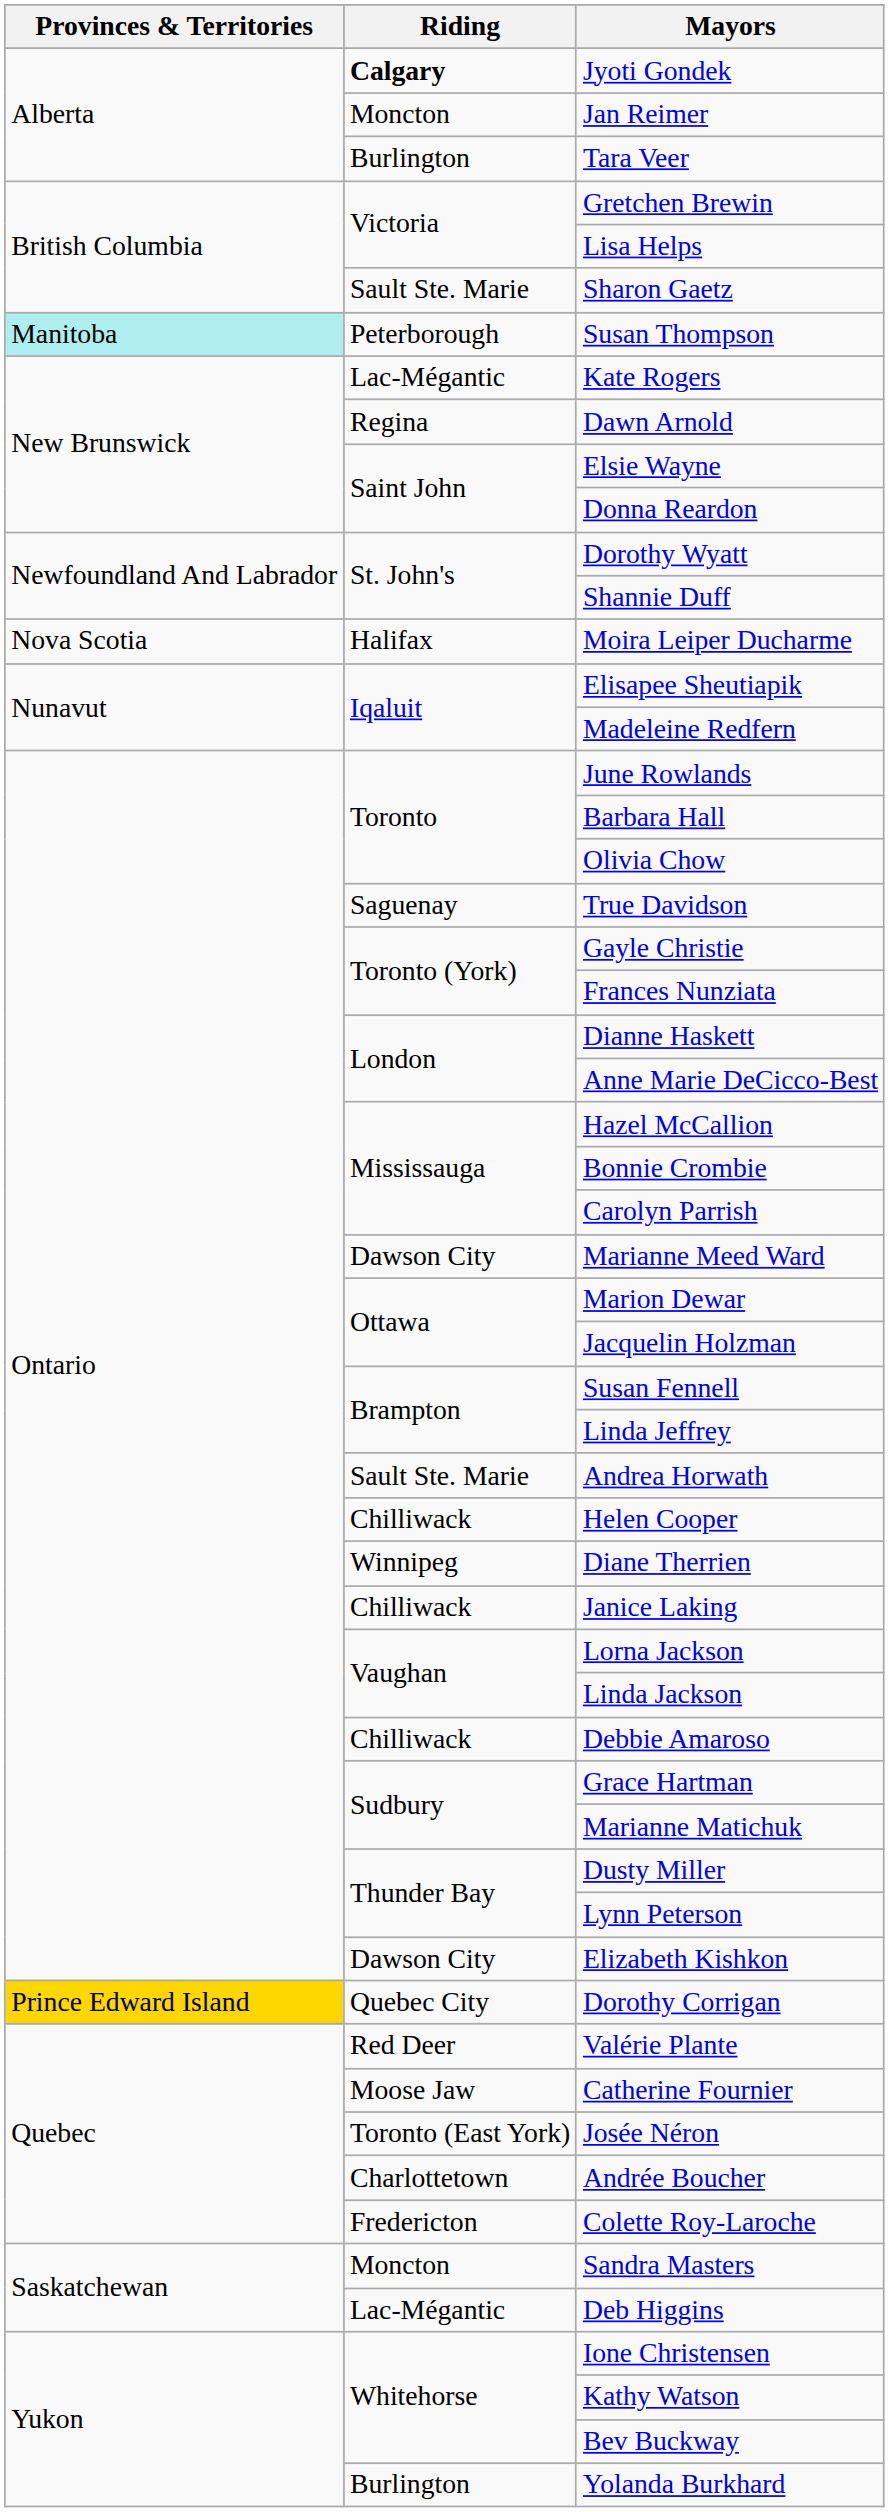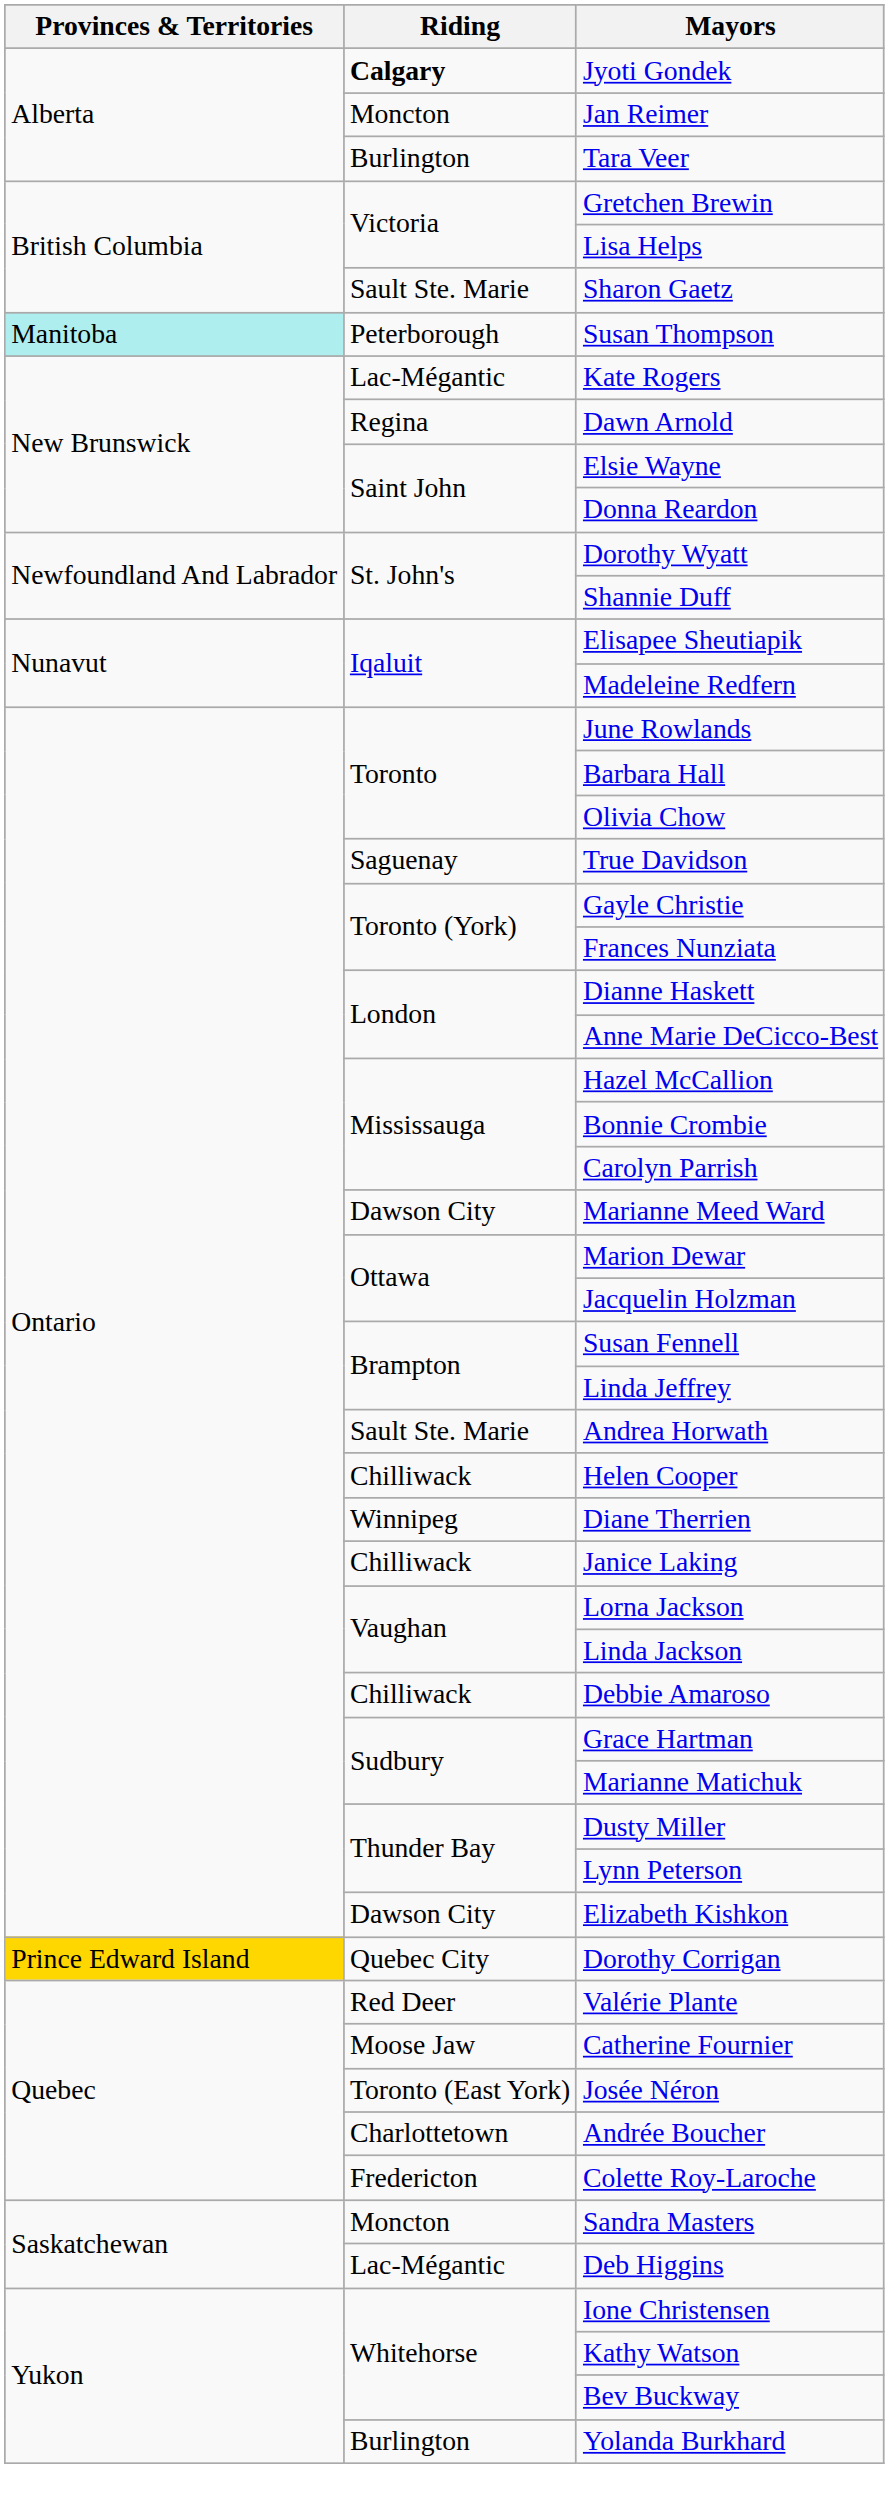- row: (717, 641)
